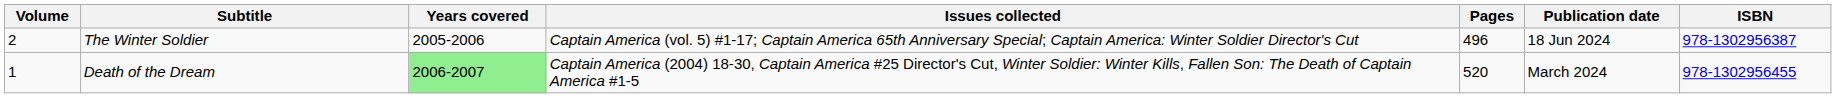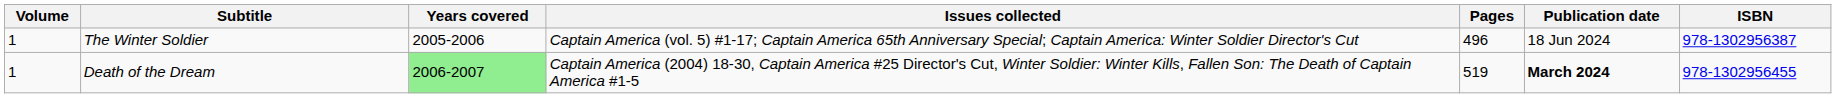(12, 40) 2 -> (12, 40) 1
(1476, 72) 520 -> (1476, 72) 519
(1567, 72) normal -> (1569, 72) bold
